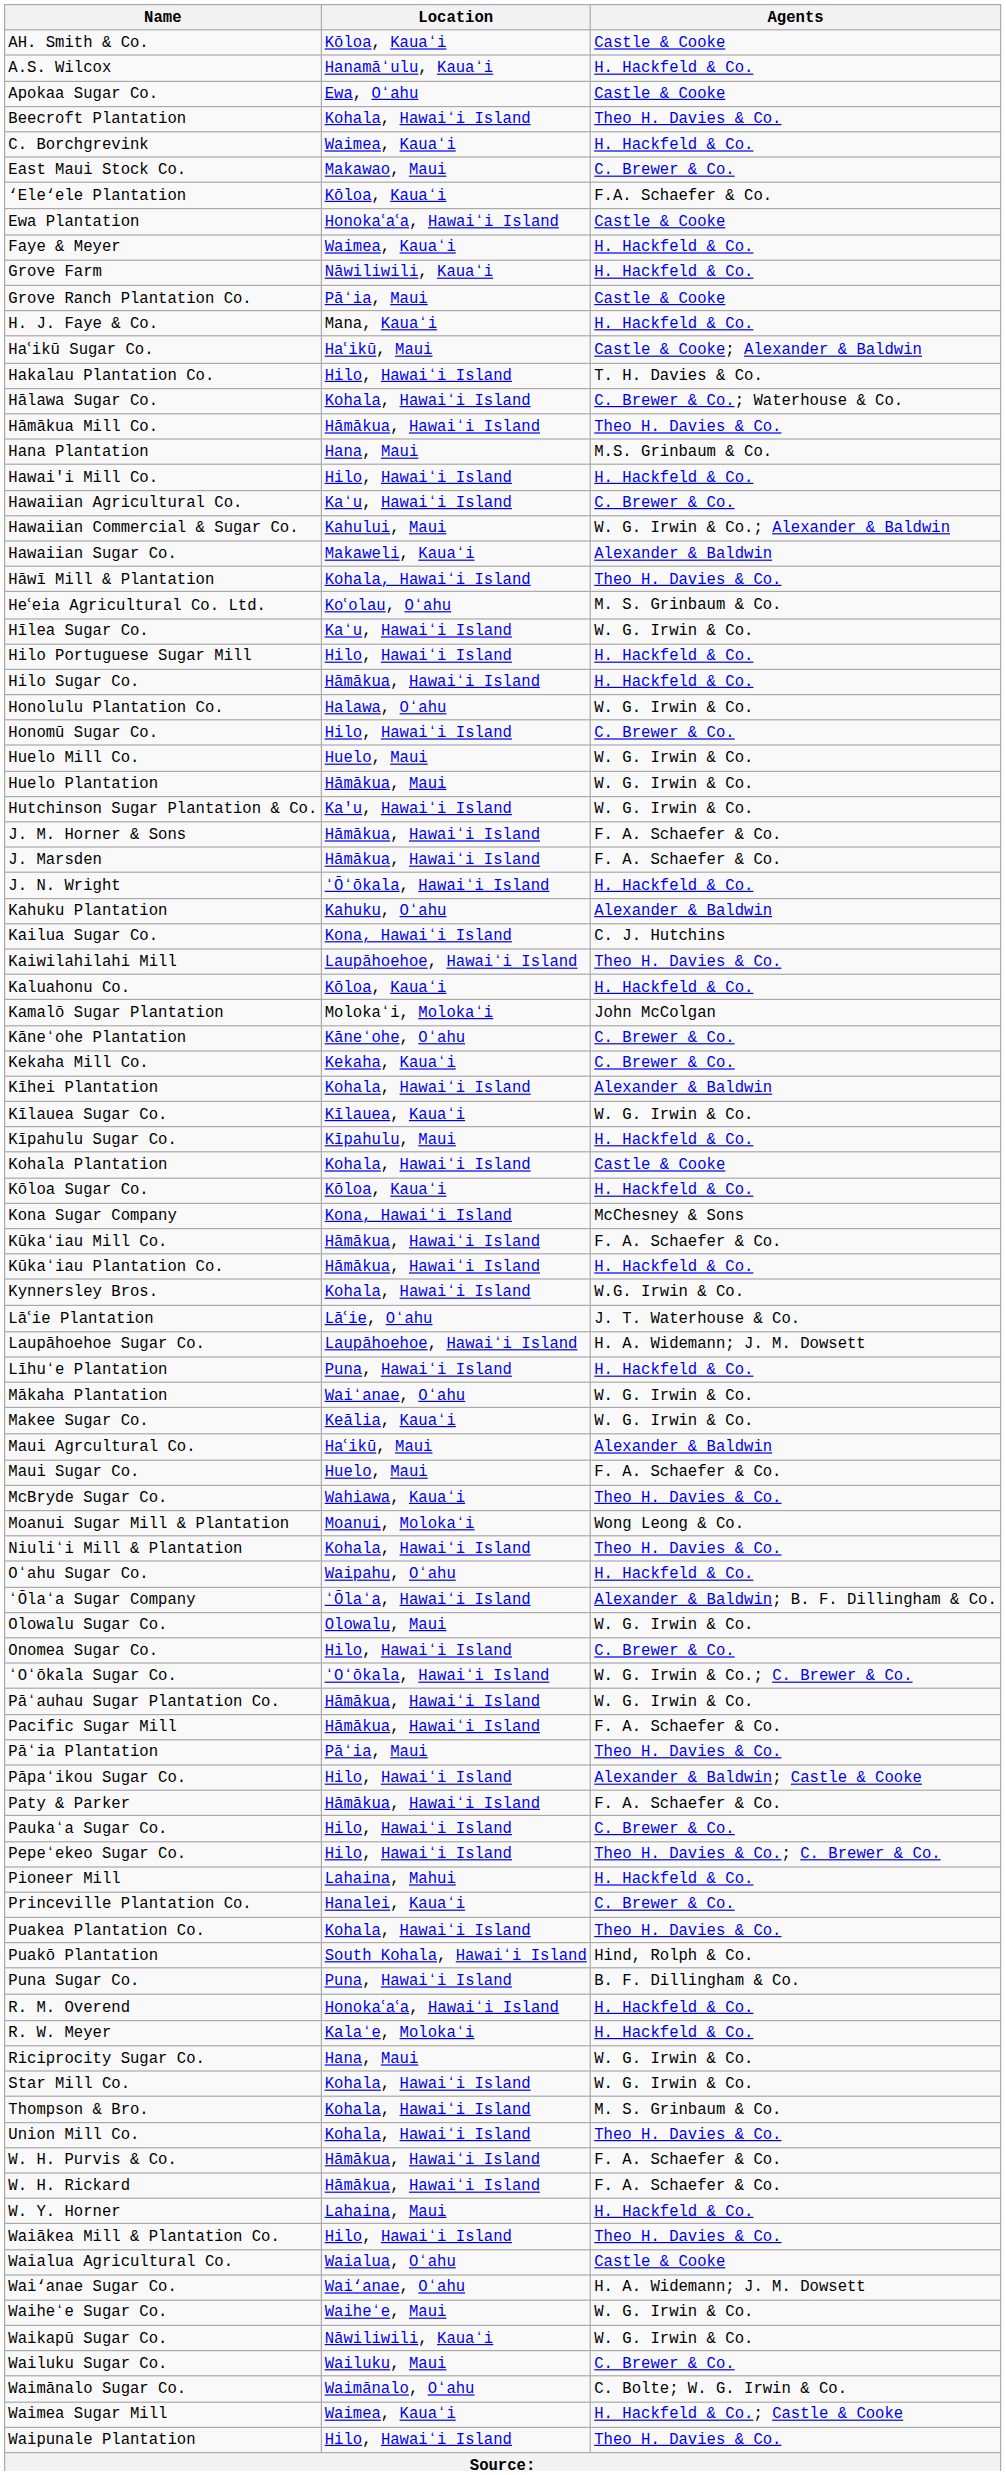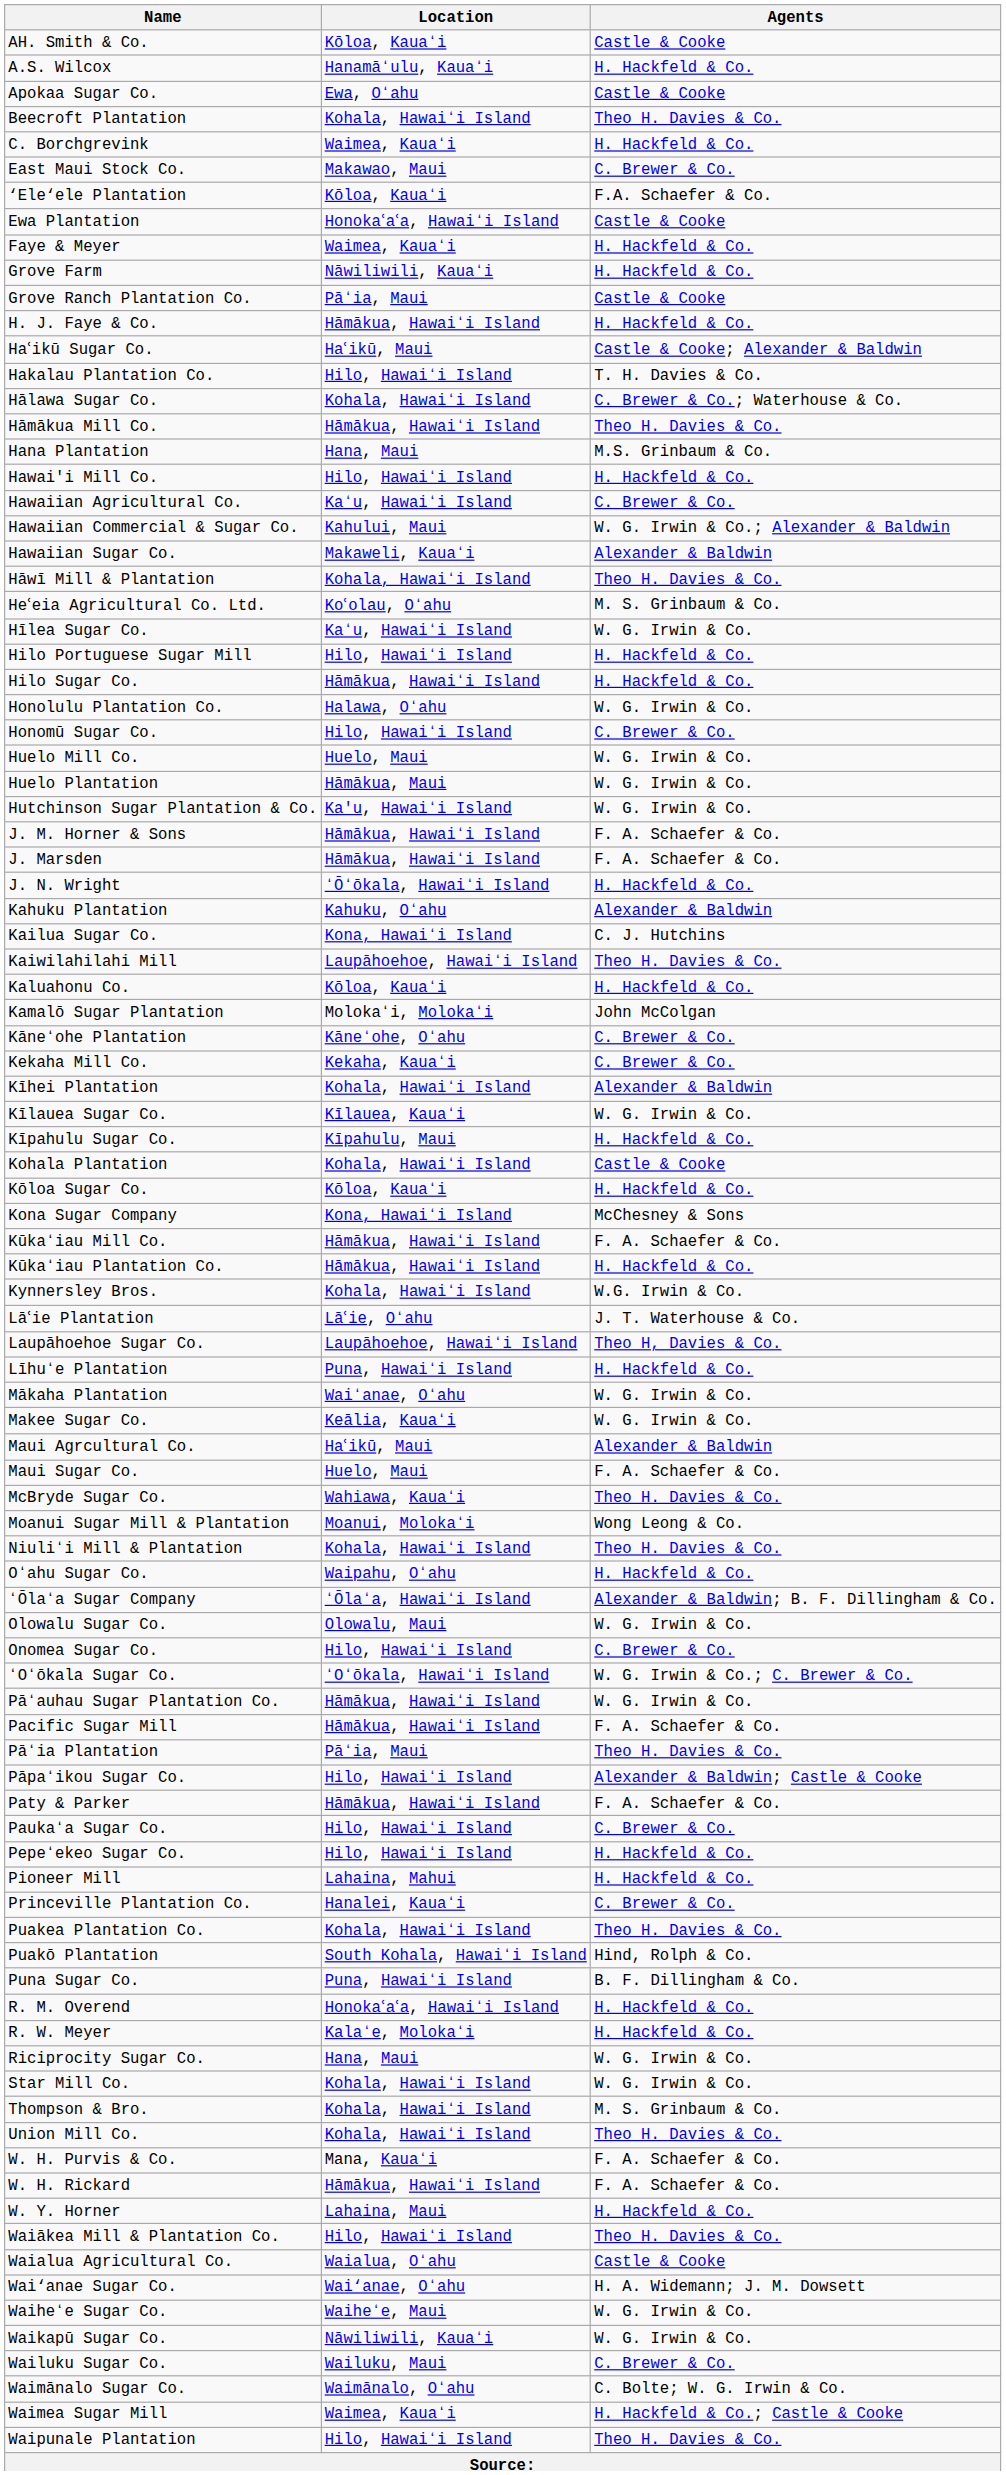(381, 324) Mana, Kauaʻi -> (432, 324) Hāmākua, Hawaiʻi Island
(730, 1344) H. A. Widemann; J. M. Dowsett -> (688, 1344) Theo H, Davies & Co.
(767, 1854) Theo H. Davies & Co.; C. Brewer & Co. -> (674, 1854) H. Hackfeld & Co.
(432, 2160) Hāmākua, Hawaiʻi Island -> (381, 2160) Mana, Kauaʻi
